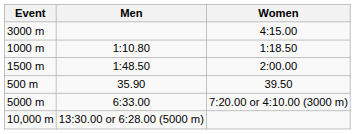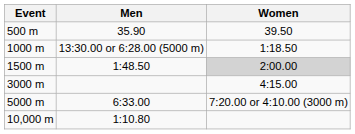rows swapped: (22, 84) <-> (26, 31)
(131, 48) 1:10.80 -> (131, 48) 13:30.00 or 6:28.00 (5000 m)
(278, 66) no background -> (278, 66) lightgrey background
(131, 119) 13:30.00 or 6:28.00 (5000 m) -> (131, 119) 1:10.80
